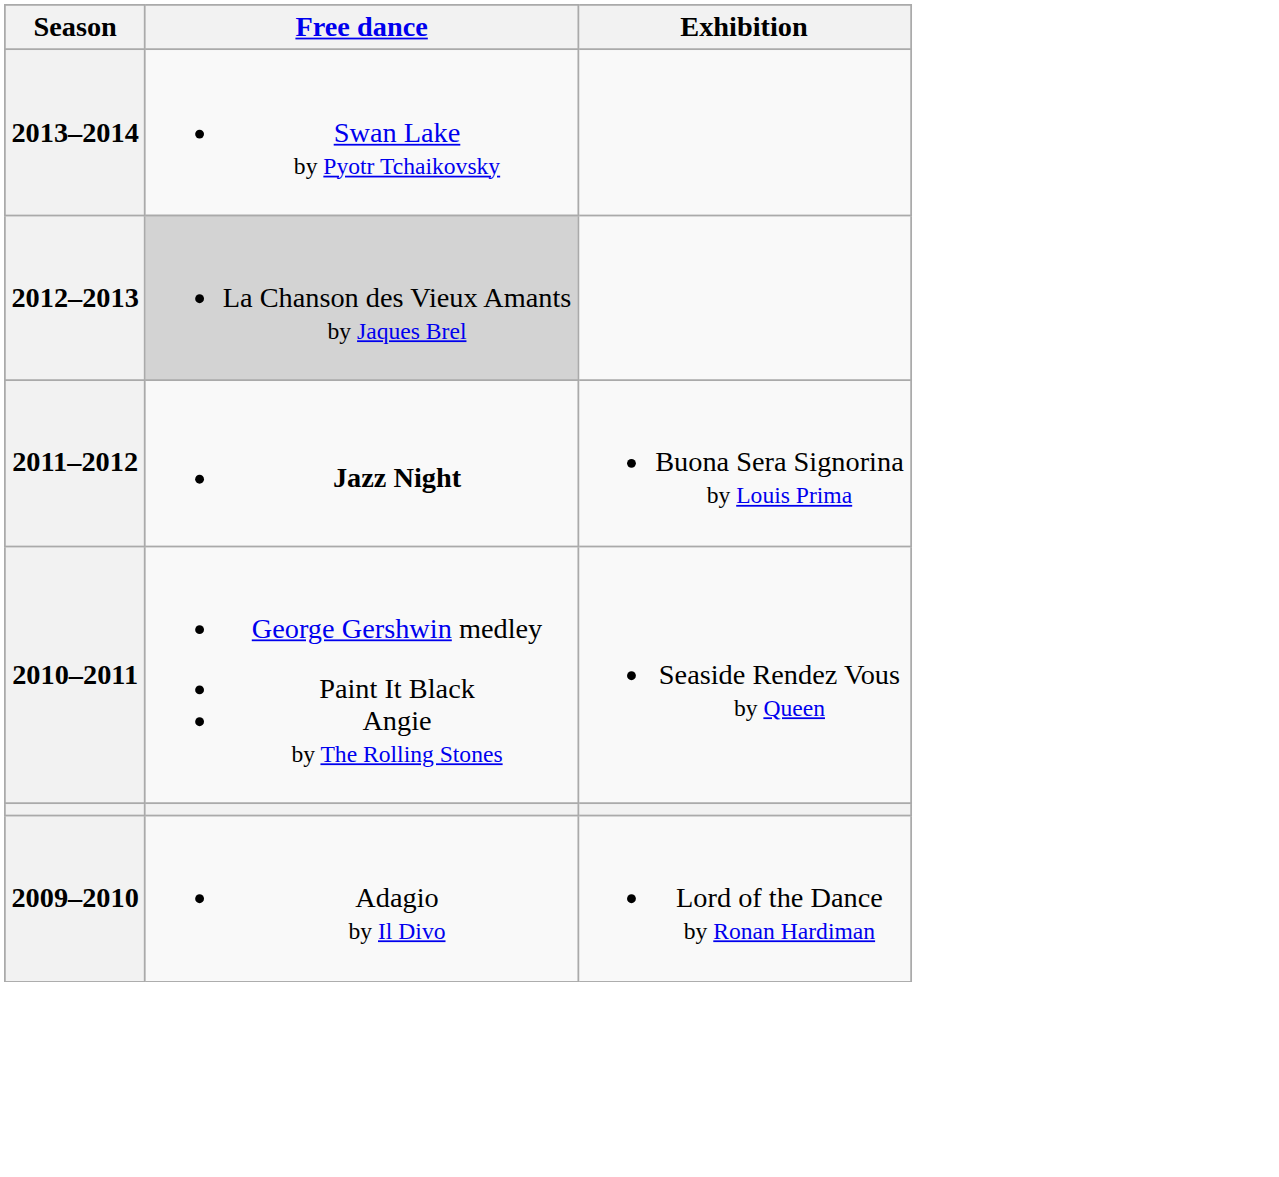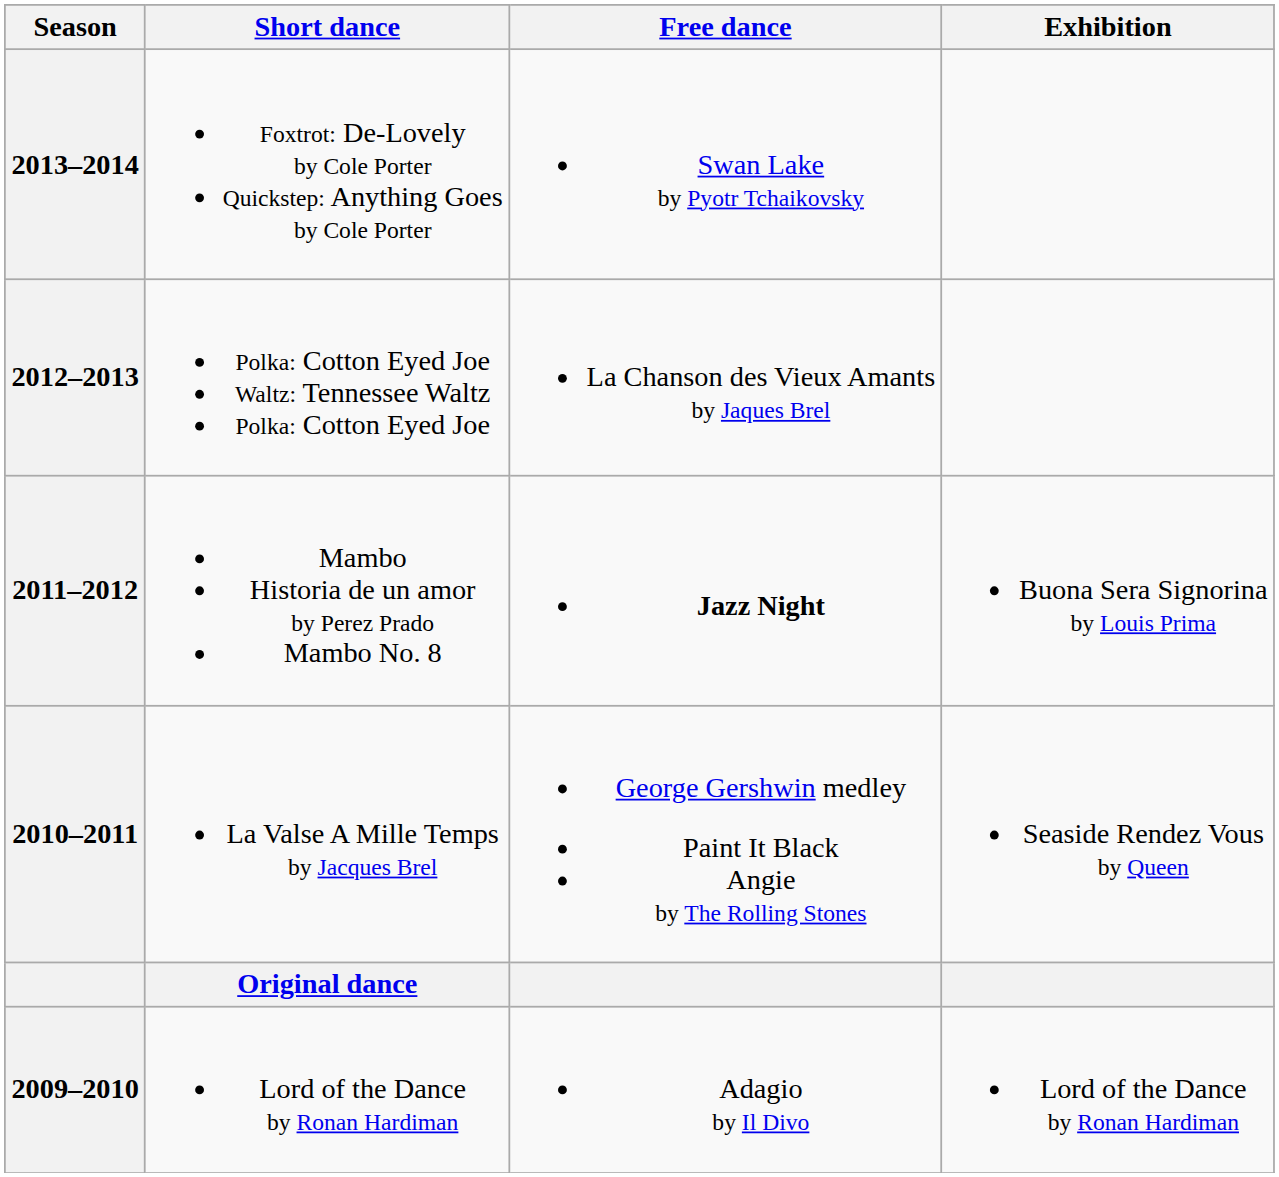+ column: (327, 26)
(362, 314) lightgrey background -> (725, 393) no background
